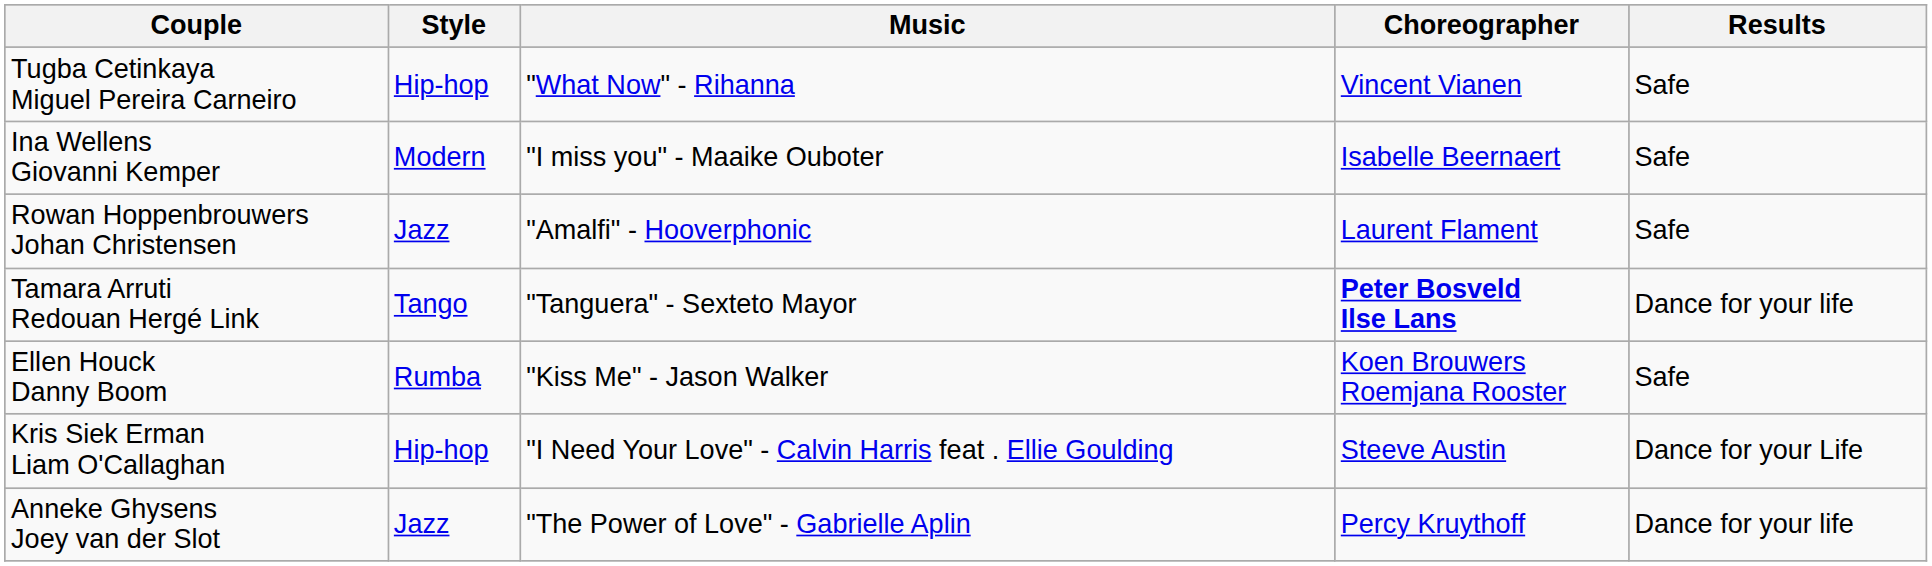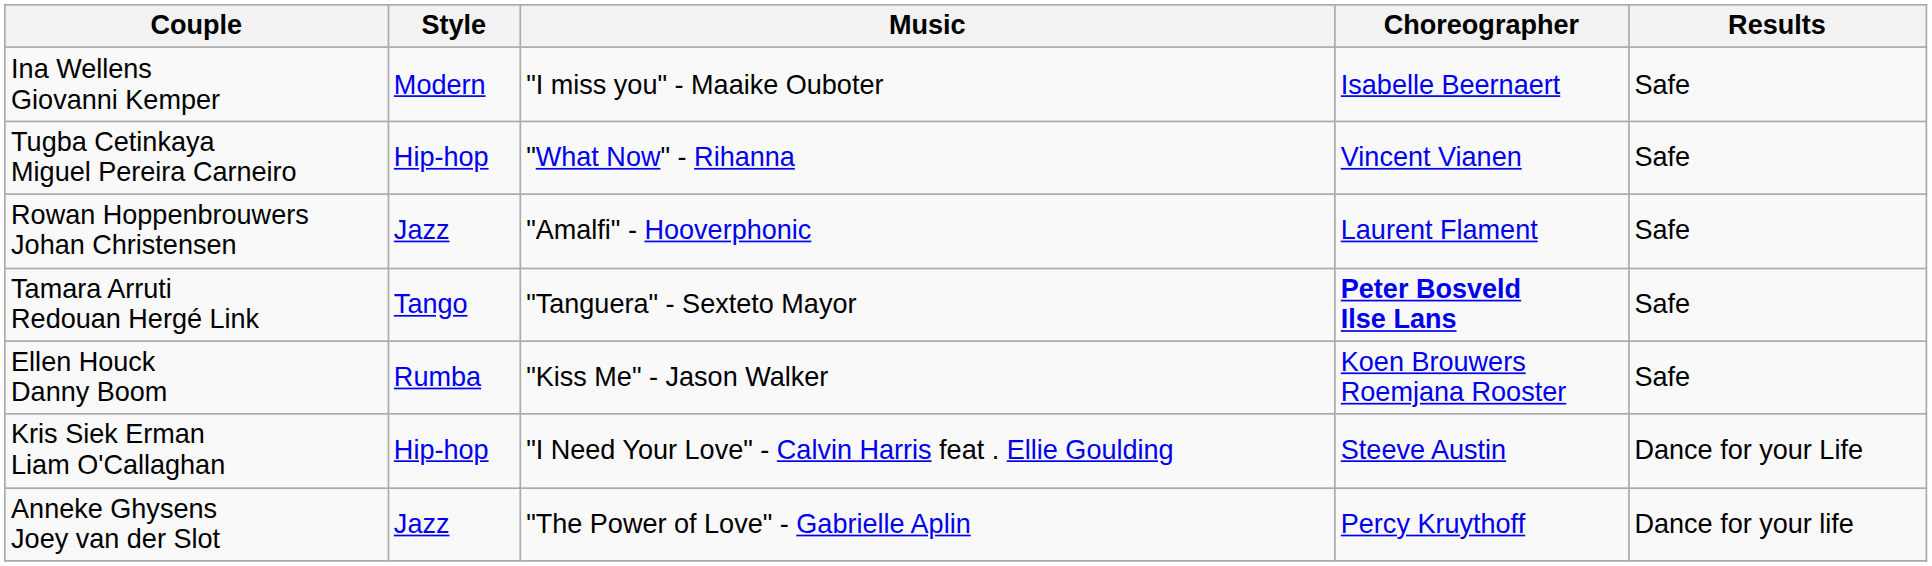rows swapped: (154, 84) <-> (116, 157)
(1744, 303) Dance for your life -> (1662, 303) Safe
